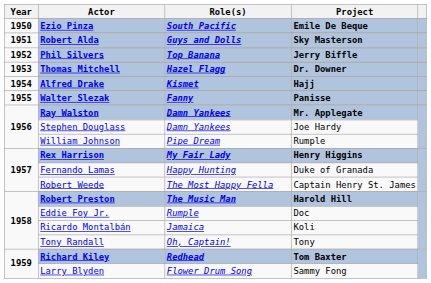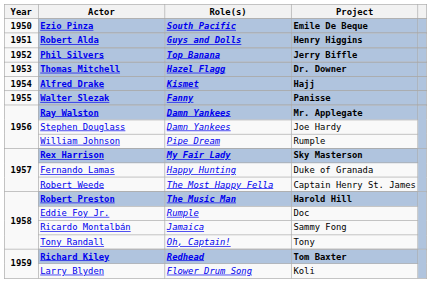(328, 40) Sky Masterson -> (328, 40) Henry Higgins
(328, 156) Henry Higgins -> (328, 156) Sky Masterson
(304, 228) Koli -> (320, 228) Sammy Fong
(320, 271) Sammy Fong -> (304, 271) Koli
